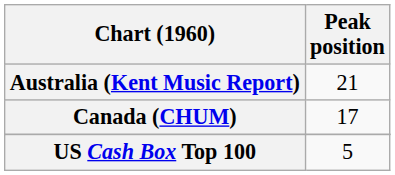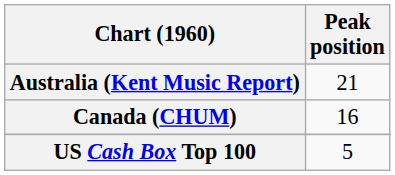(347, 116) 17 -> (347, 116) 16
